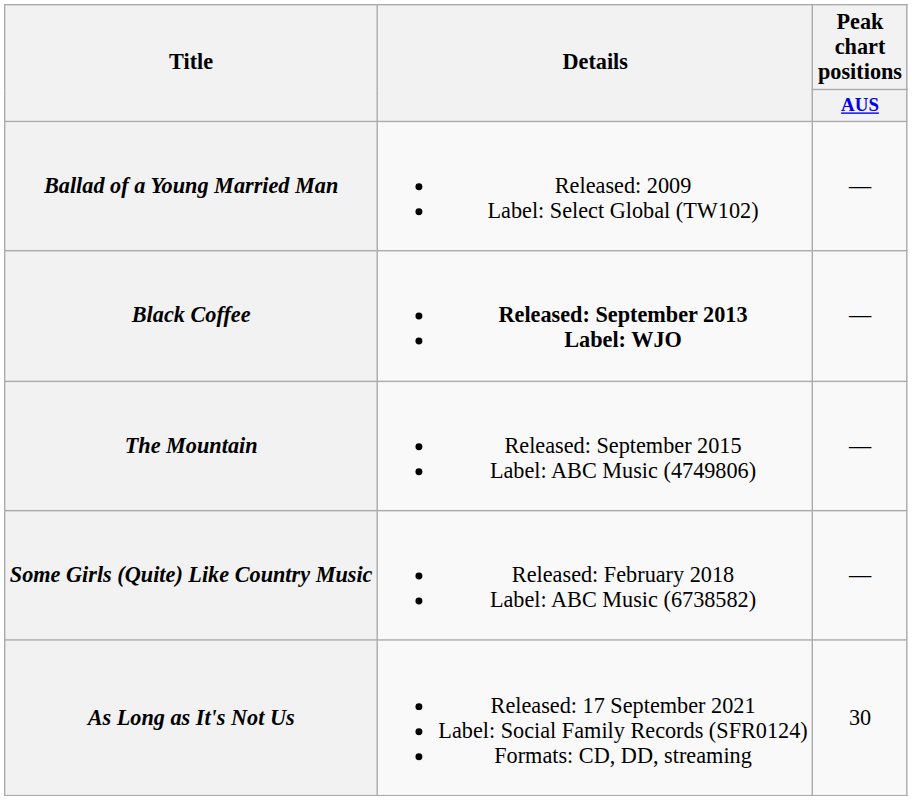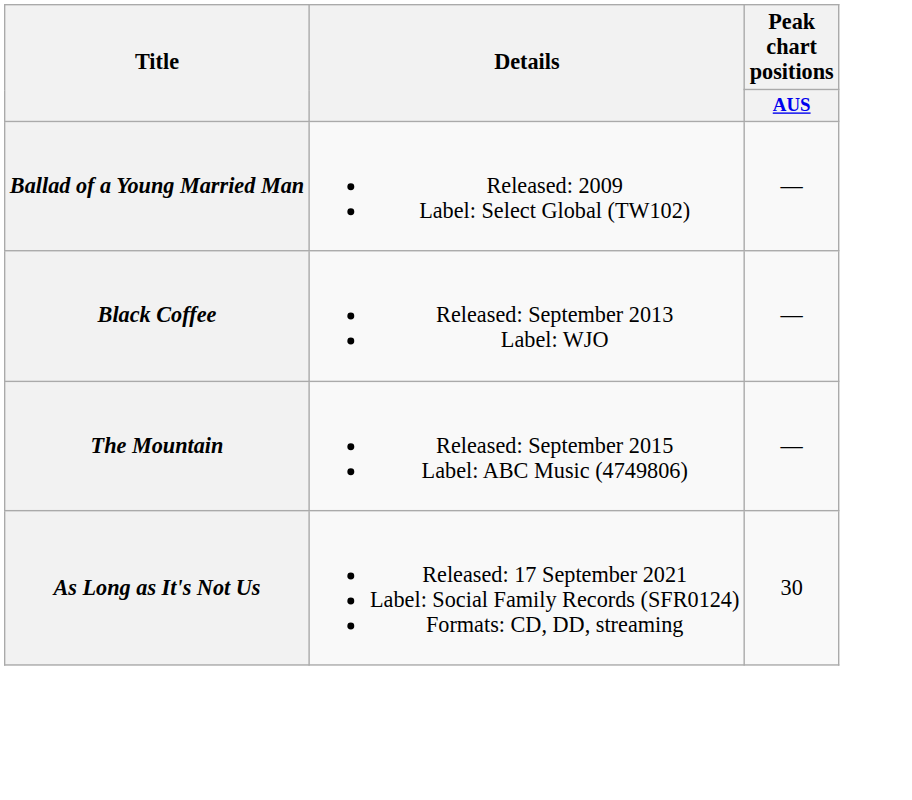(595, 328) bold -> (527, 328) normal
- row: (191, 575)
